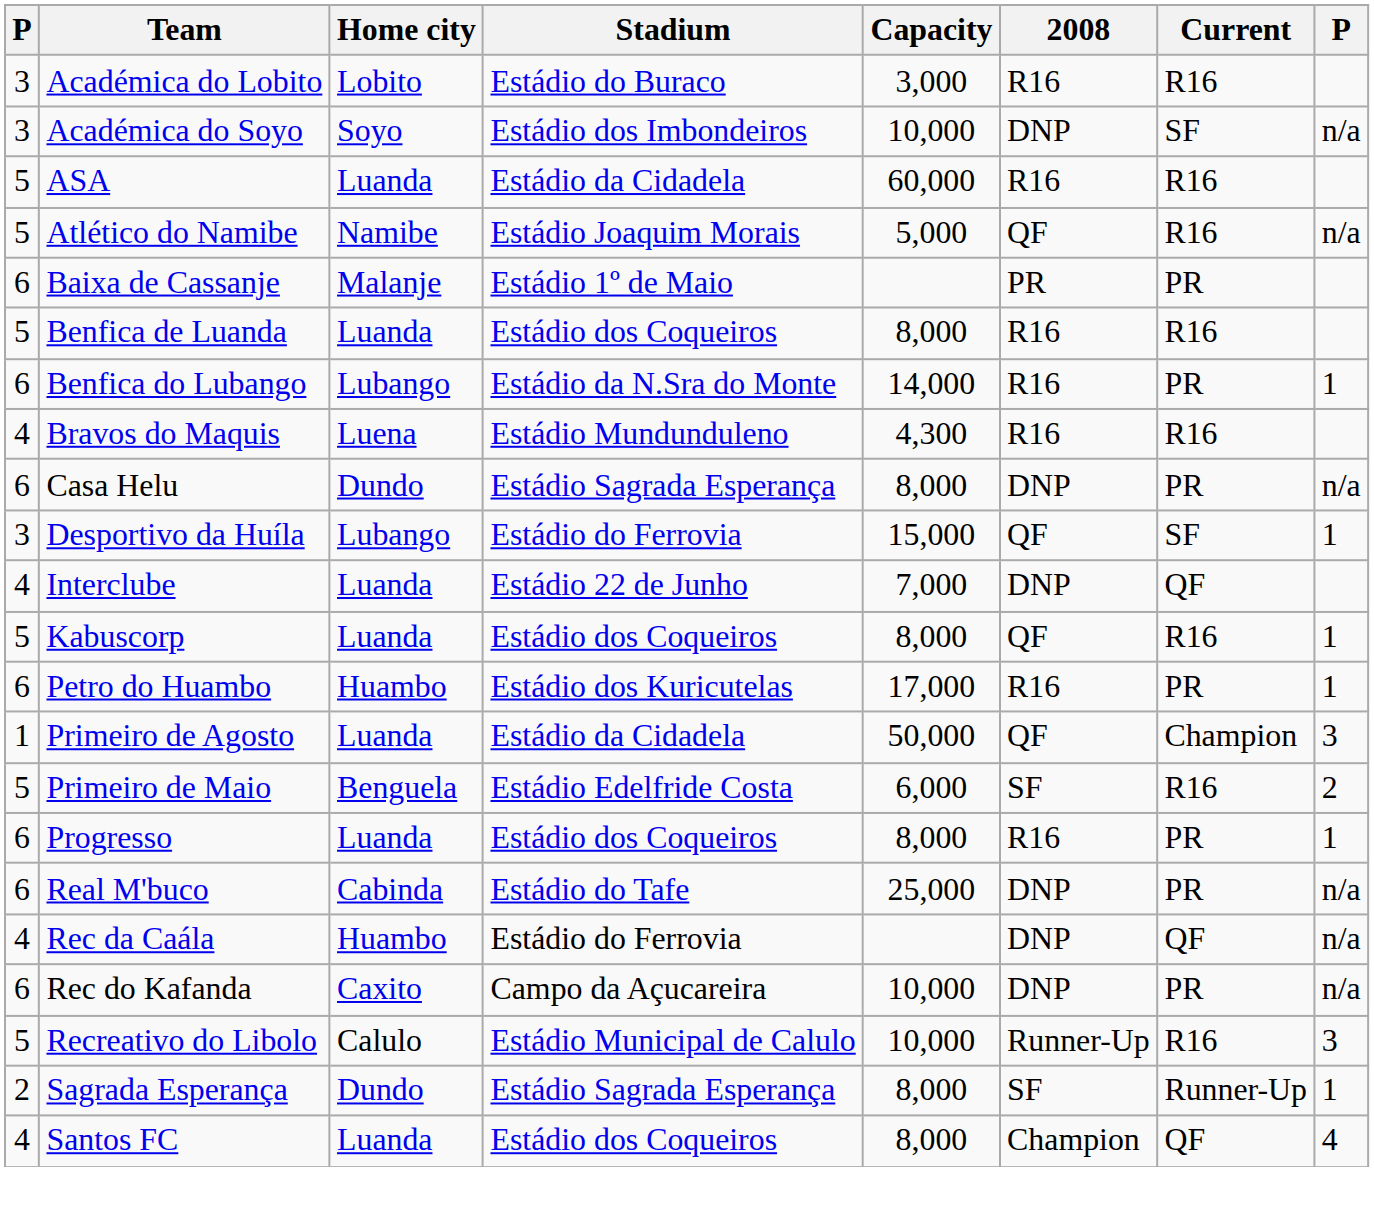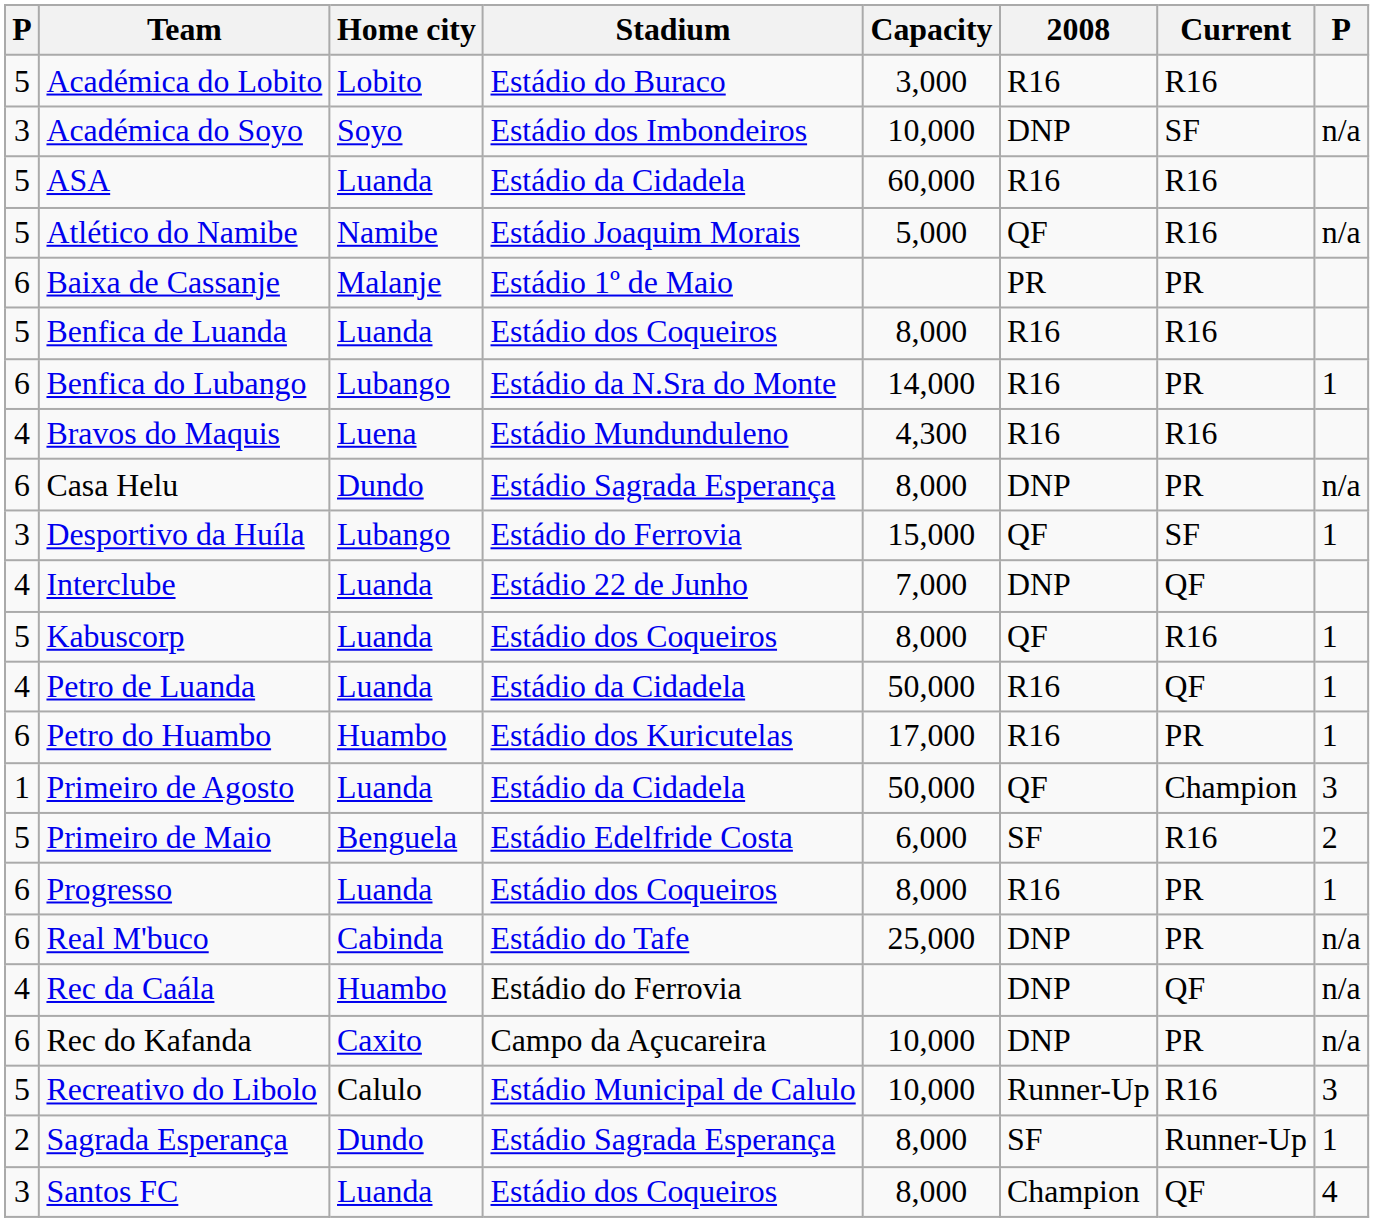(22, 80) 3 -> (22, 80) 5
+ row: (151, 686)
(22, 1140) 4 -> (22, 1191) 3
